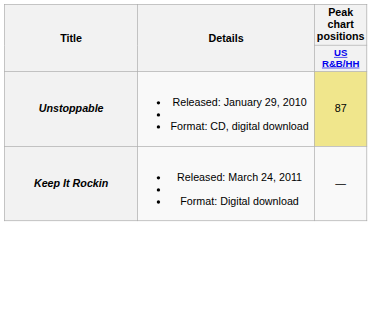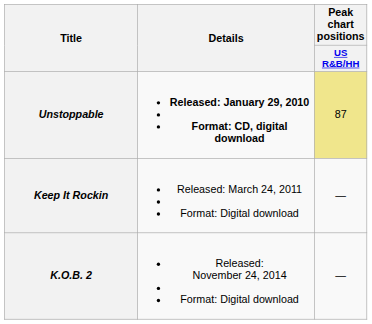(226, 115) normal -> (226, 121) bold
+ row: (71, 276)
